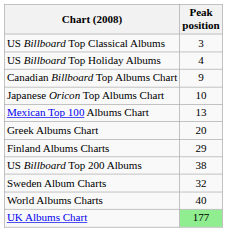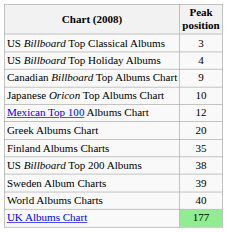(201, 113) 13 -> (201, 113) 12
(201, 148) 29 -> (201, 148) 35
(201, 183) 32 -> (201, 183) 39
